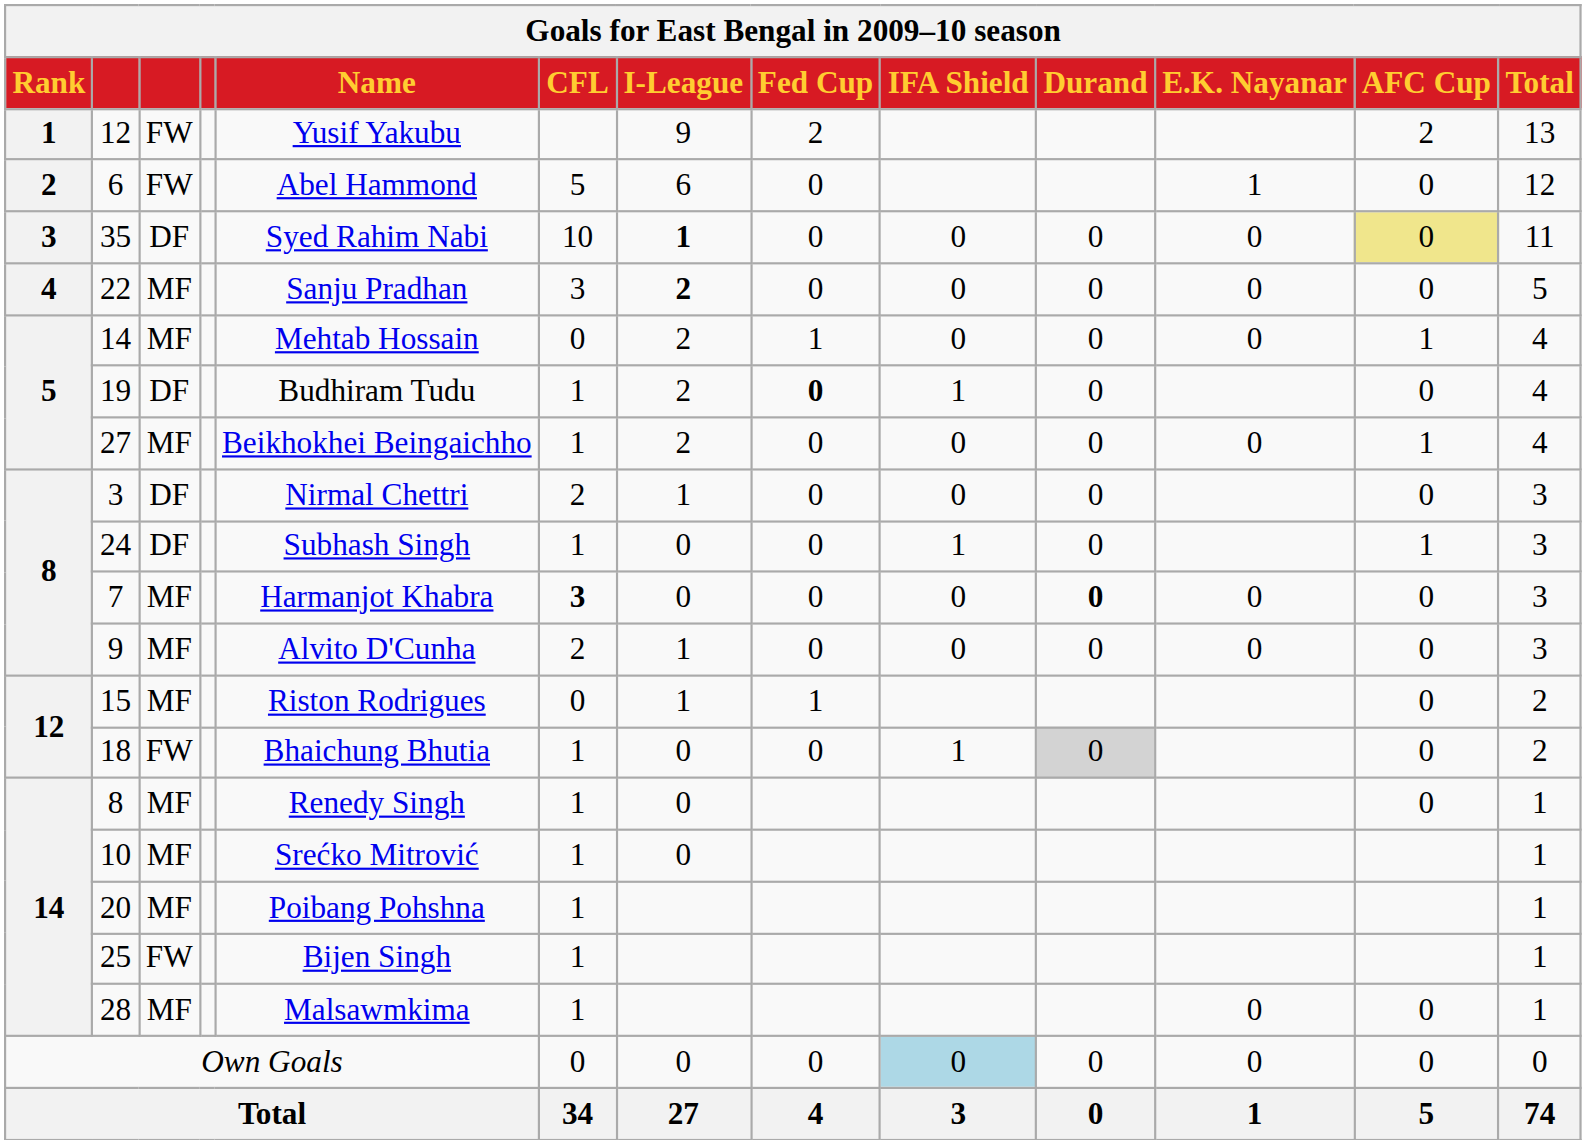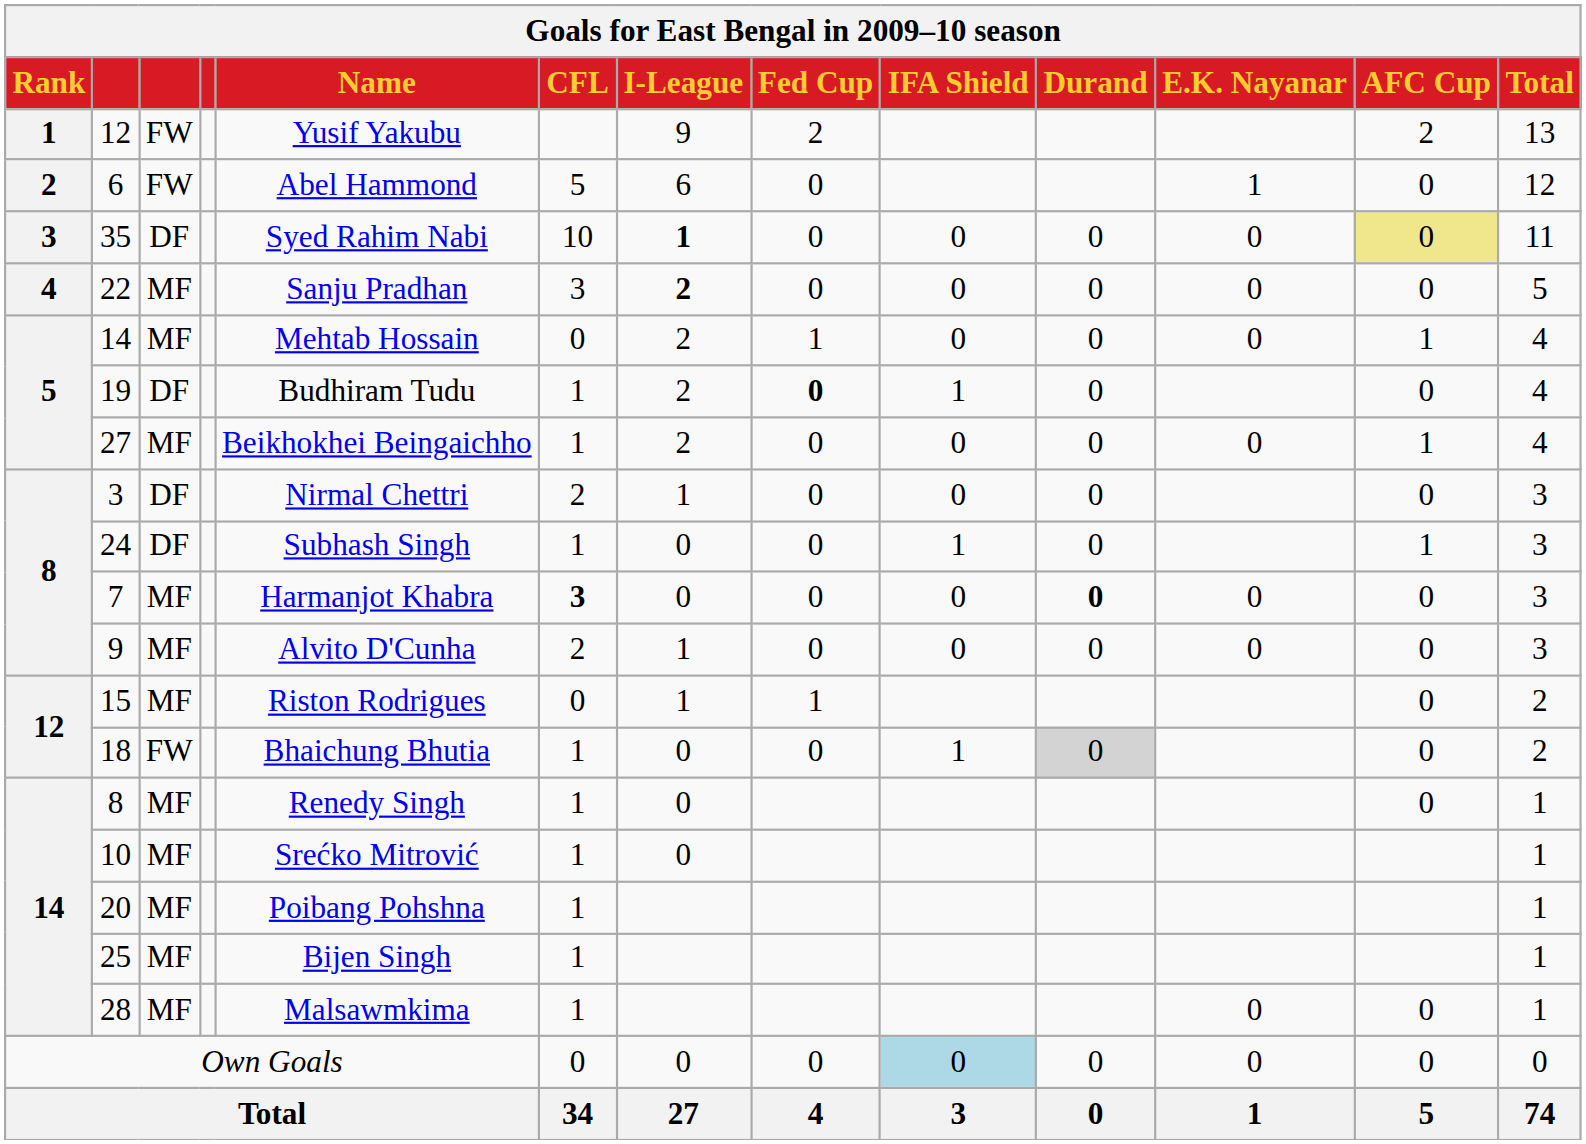(169, 958) FW -> (169, 958) MF
